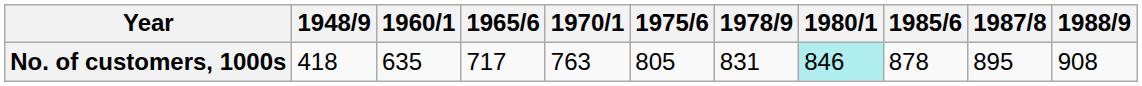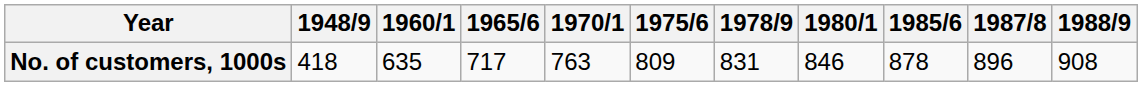(655, 61) 805 -> (655, 61) 809
(824, 61) paleturquoise background -> (824, 61) no background
(993, 61) 895 -> (993, 61) 896
